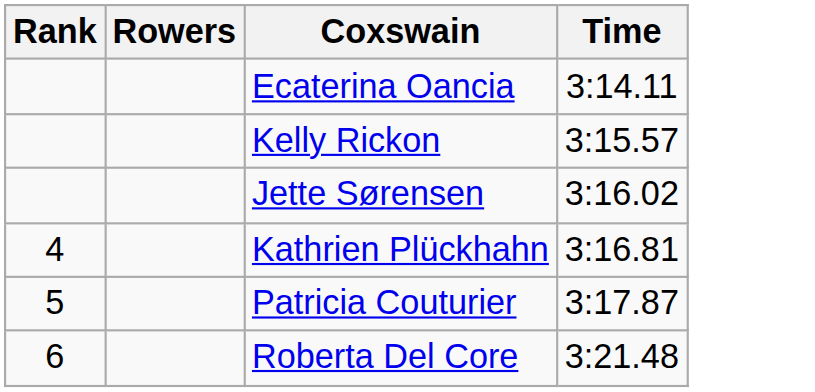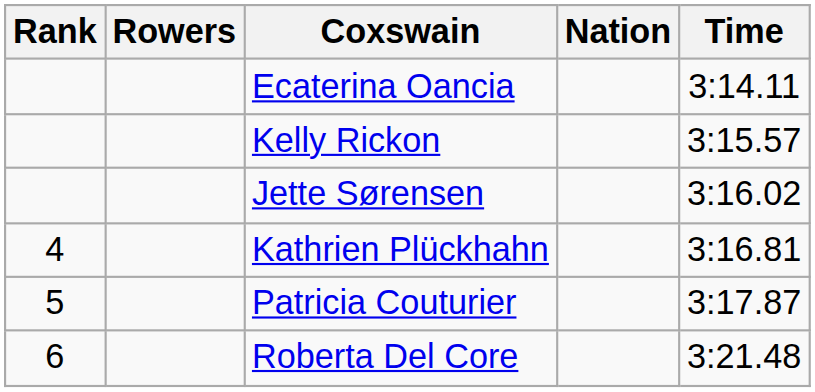+ column: (618, 31)
